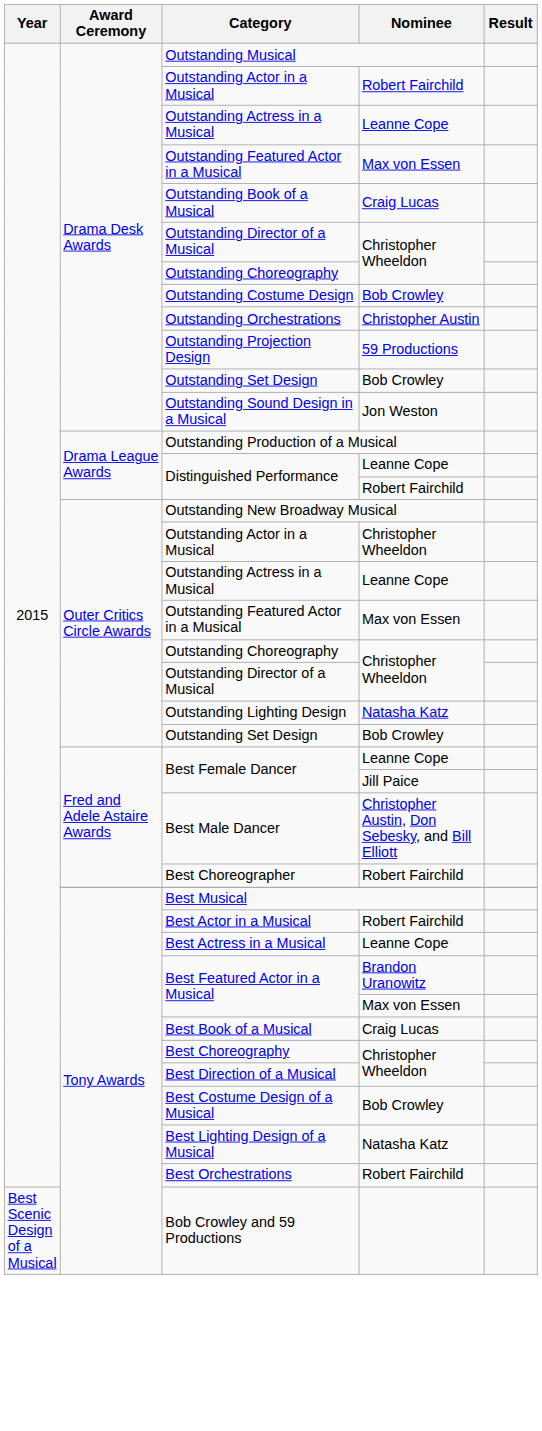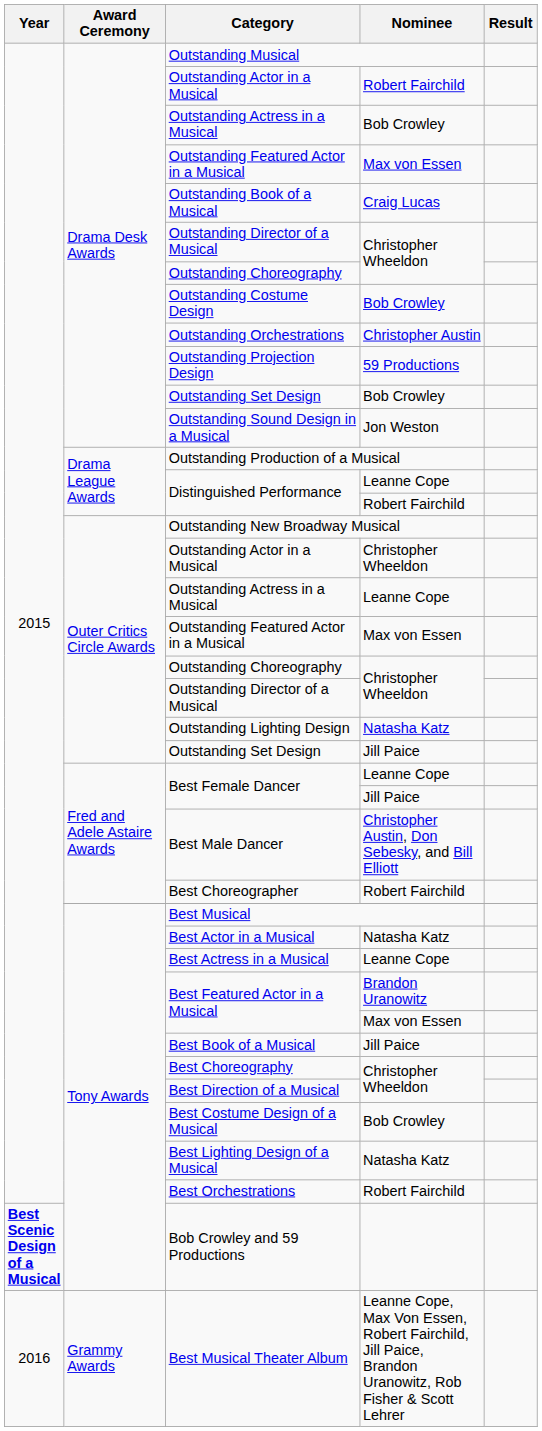(405, 124) Leanne Cope -> (404, 124) Bob Crowley
(403, 735) Bob Crowley -> (391, 751) Jill Paice
(413, 921) Robert Fairchild -> (406, 937) Natasha Katz
(400, 1028) Craig Lucas -> (391, 1044) Jill Paice
(32, 1230) normal -> (34, 1246) bold
+ row: (95, 1358)
